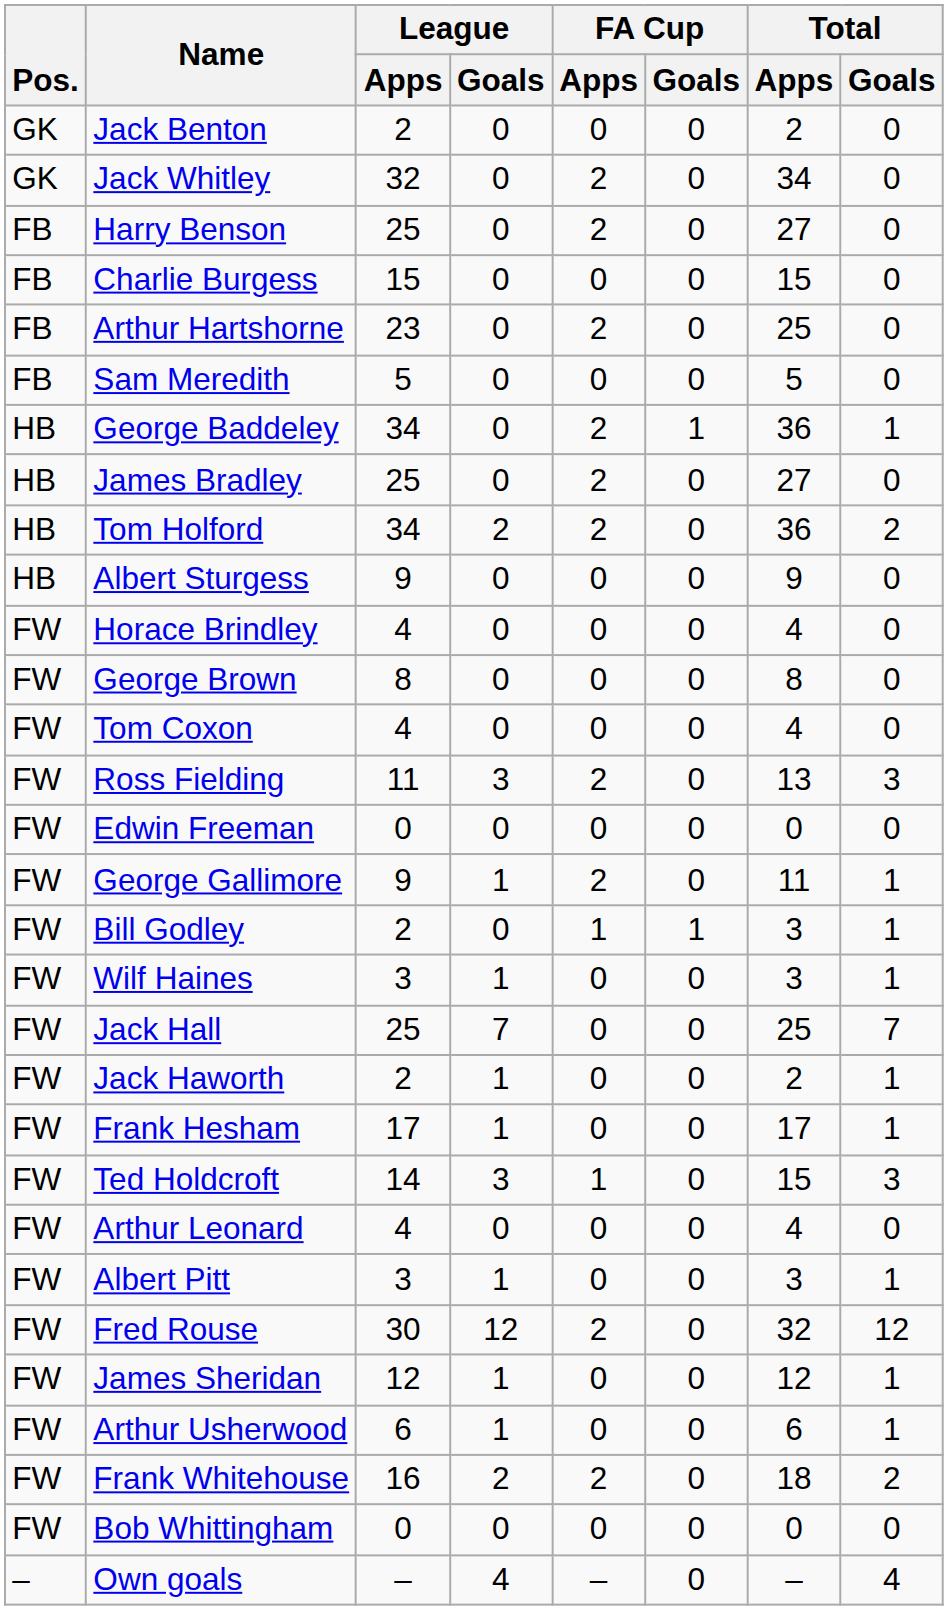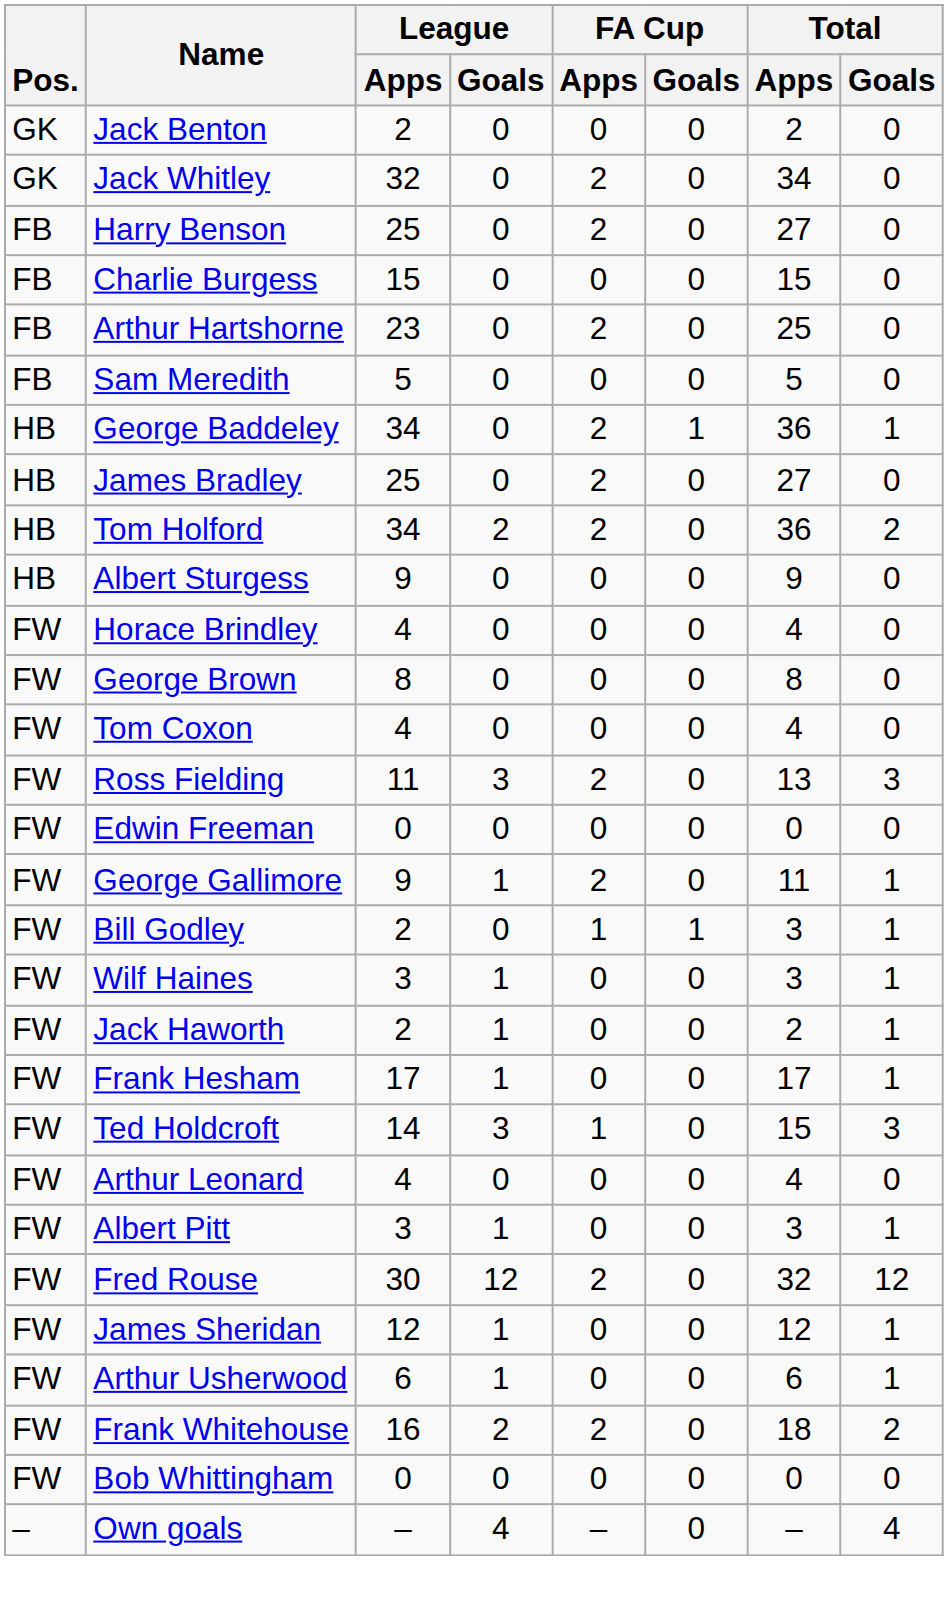- row: (157, 1029)
